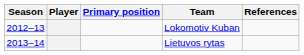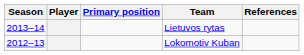rows swapped: (202, 27) <-> (194, 43)
